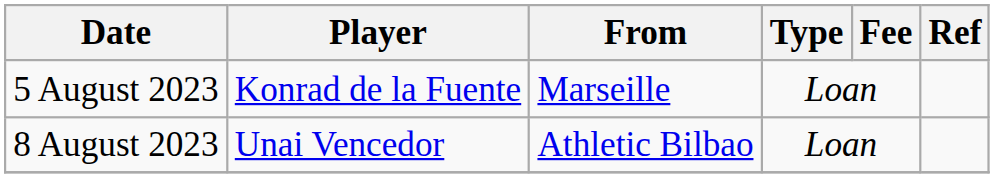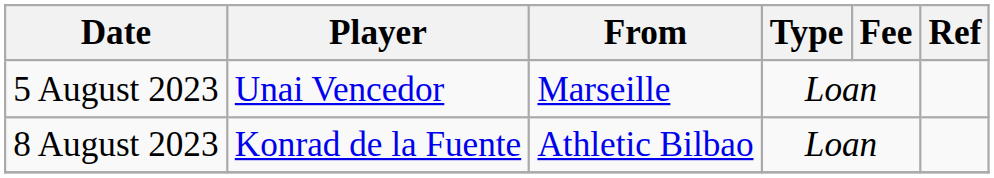(378, 88) Konrad de la Fuente -> (340, 88) Unai Vencedor
(340, 144) Unai Vencedor -> (378, 144) Konrad de la Fuente
